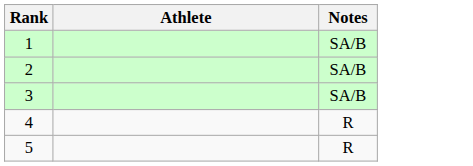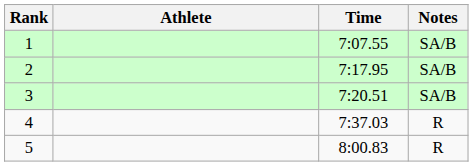+ column: (363, 17)
